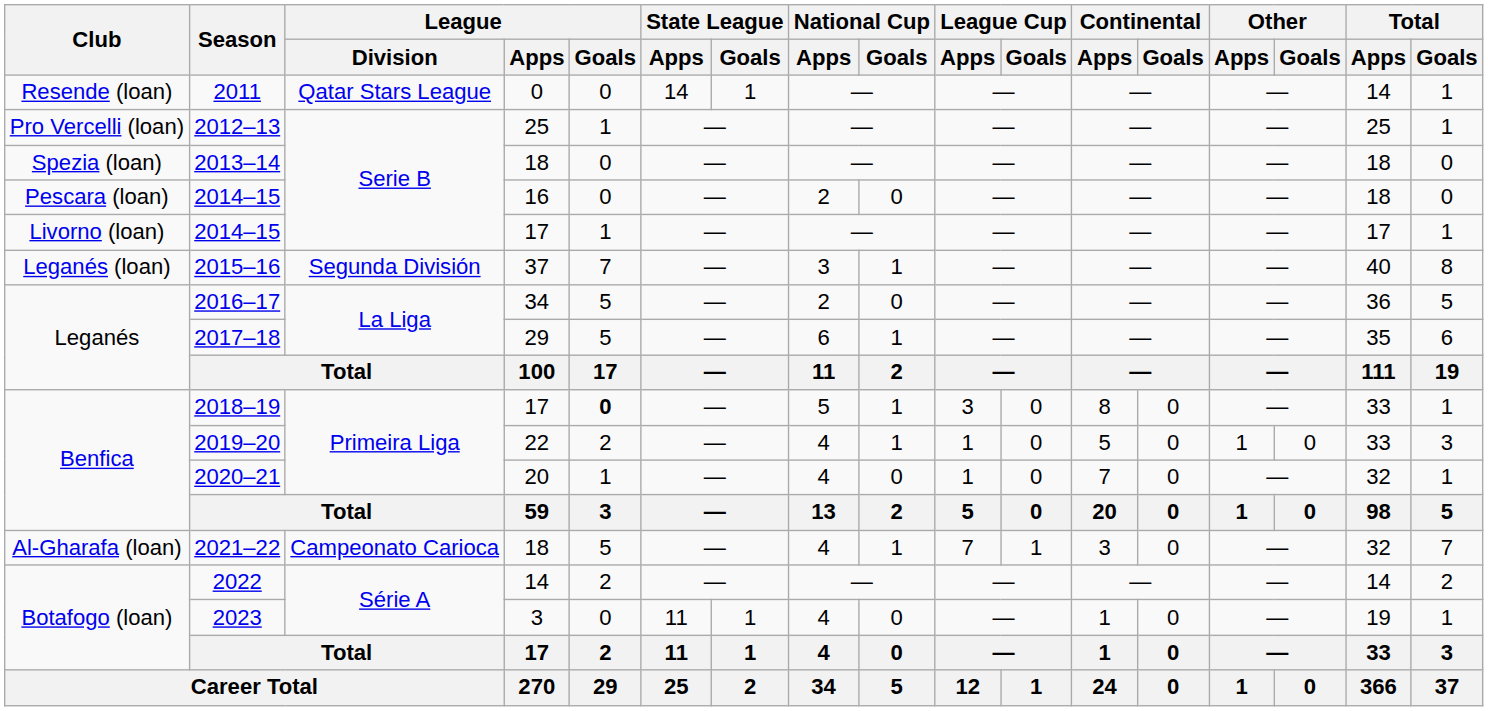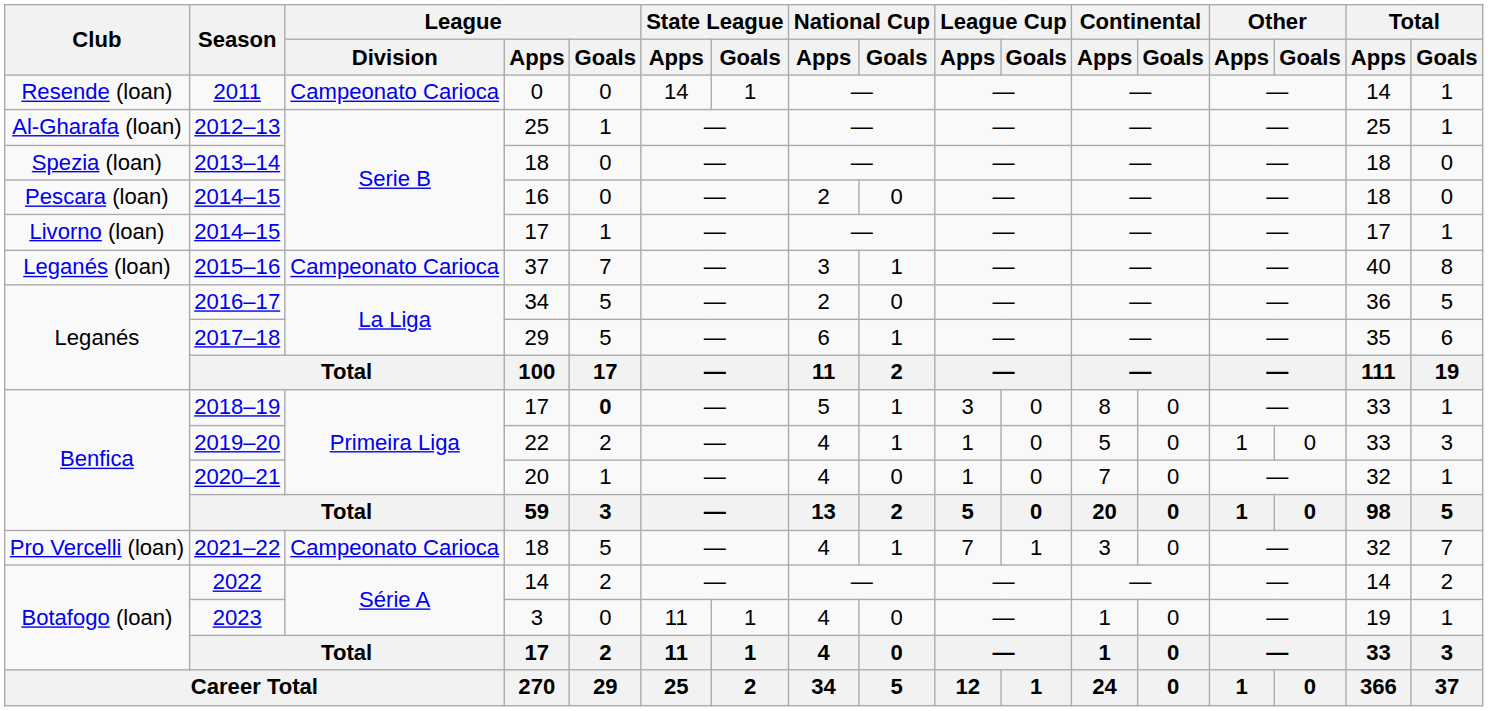(395, 92) Qatar Stars League -> (395, 92) Campeonato Carioca
(97, 127) Pro Vercelli (loan) -> (97, 127) Al-Gharafa (loan)
(395, 267) Segunda División -> (395, 267) Campeonato Carioca
(97, 547) Al-Gharafa (loan) -> (97, 547) Pro Vercelli (loan)
